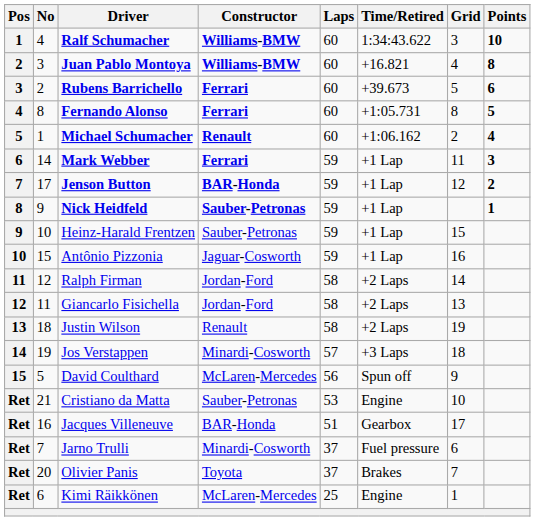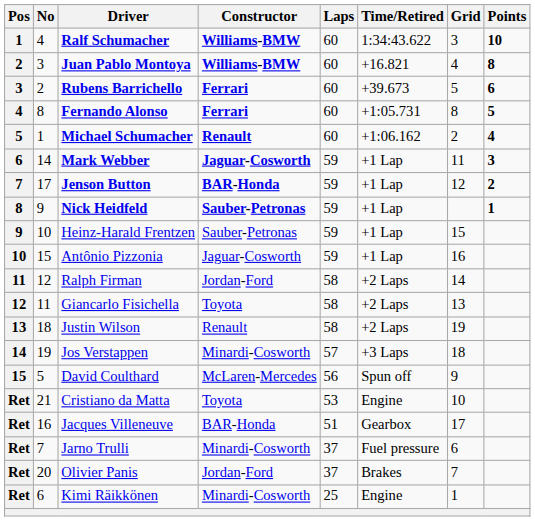(225, 160) Ferrari -> (256, 160) Jaguar-Cosworth
(237, 304) Jordan-Ford -> (222, 304) Toyota
(249, 400) Sauber-Petronas -> (222, 400) Toyota
(222, 472) Toyota -> (237, 472) Jordan-Ford
(259, 496) McLaren-Mercedes -> (256, 496) Minardi-Cosworth
